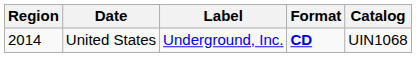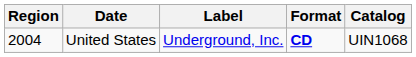(25, 40) 2014 -> (25, 40) 2004
